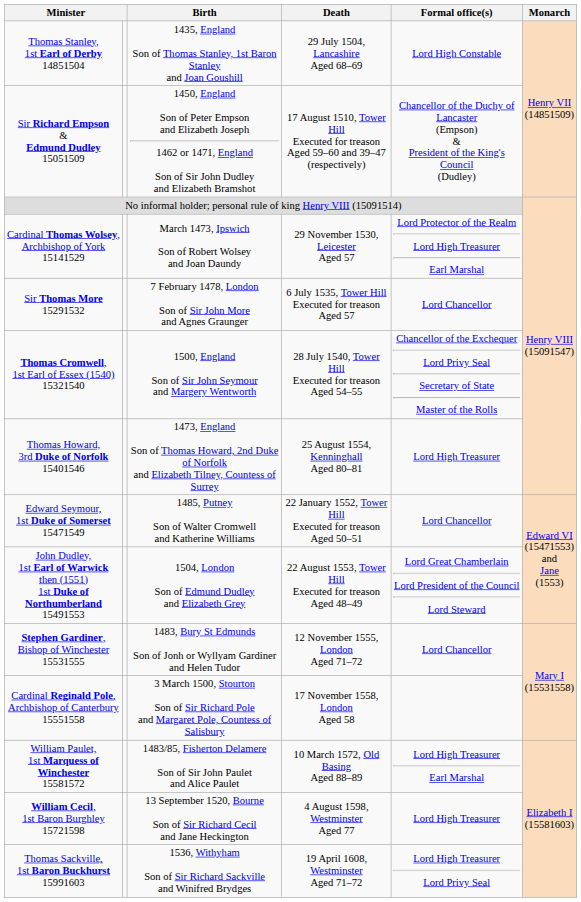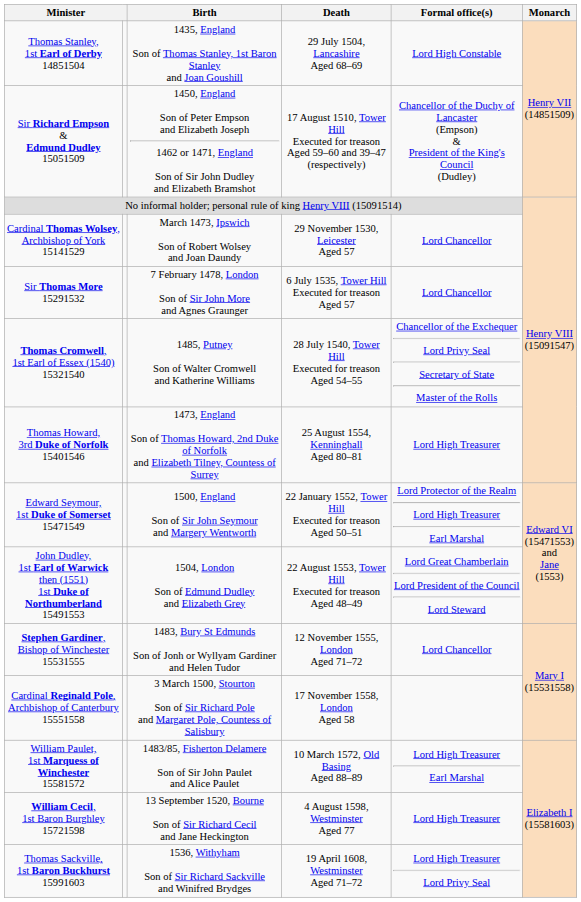(457, 246) Lord Protector of the Realm Lord High Treasurer Earl Marshal -> (457, 240) Lord Chancellor
(205, 374) 1500, England Son of Sir John Seymour and Margery Wentworth -> (205, 362) 1485, Putney Son of Walter Cromwell and Katherine Williams
(205, 521) 1485, Putney Son of Walter Cromwell and Katherine Williams -> (205, 515) 1500, England Son of Sir John Seymour and Margery Wentworth
(457, 521) Lord Chancellor -> (457, 515) Lord Protector of the Realm Lord High Treasurer Earl Marshal
